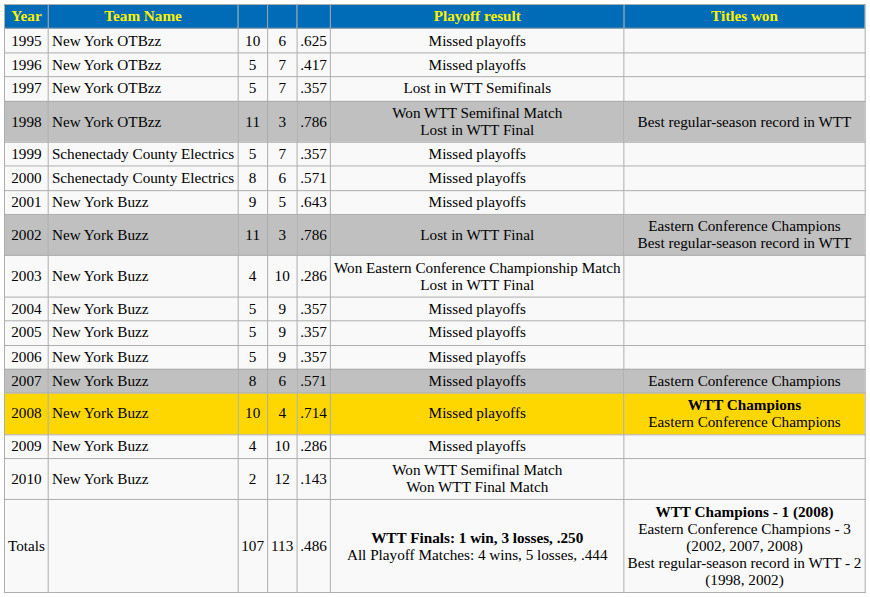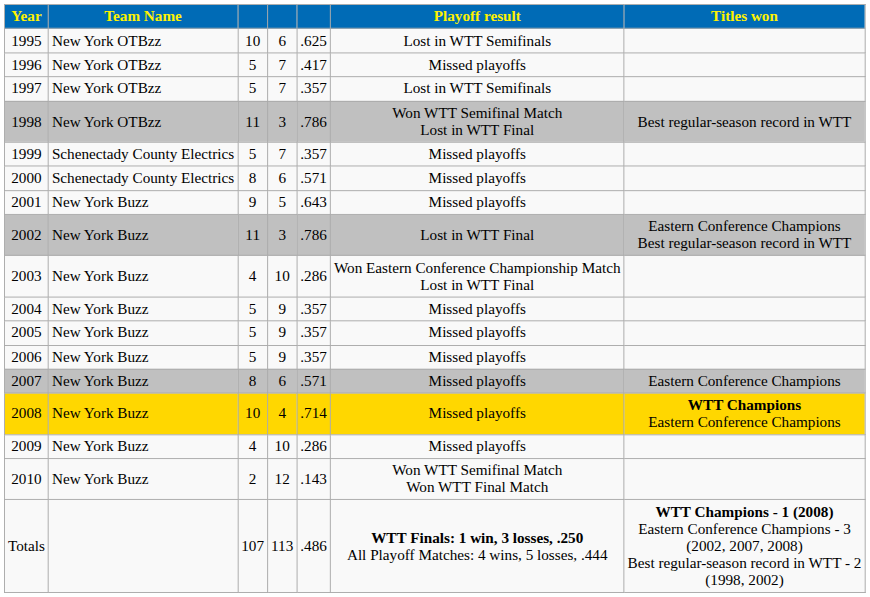(477, 40) Missed playoffs -> (477, 40) Lost in WTT Semifinals
